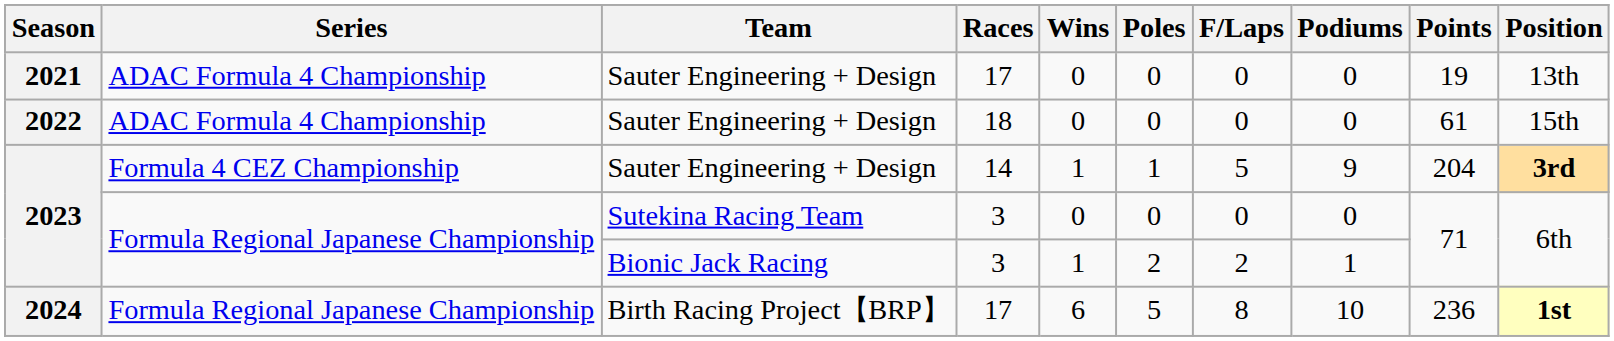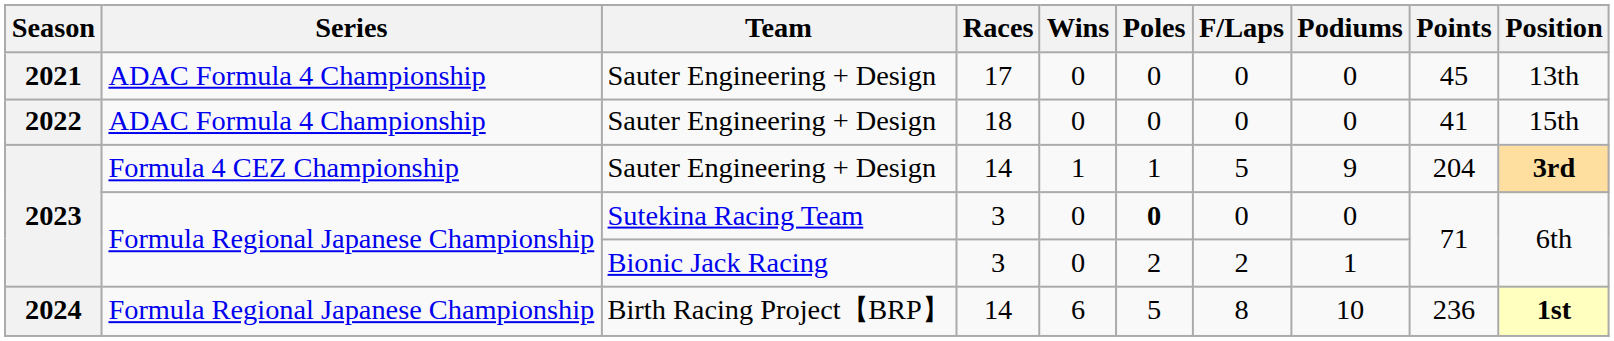(1454, 75) 19 -> (1454, 75) 45
(1454, 121) 61 -> (1454, 121) 41
(1154, 215) normal -> (1154, 215) bold
(1078, 262) 1 -> (1078, 262) 0
(998, 310) 17 -> (998, 310) 14
